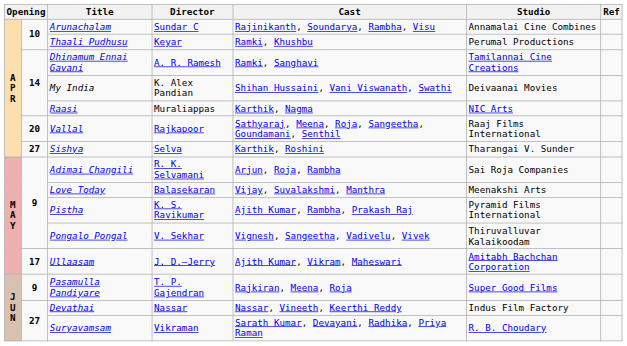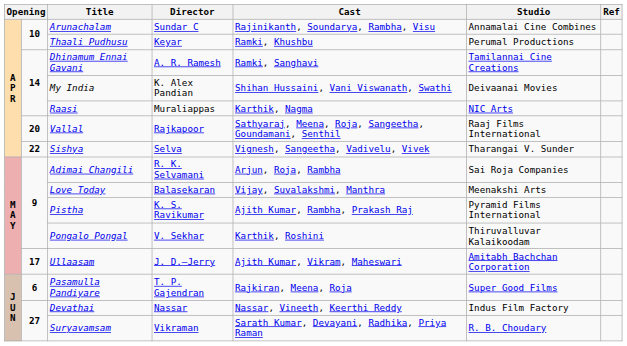(34, 149) 27 -> (34, 149) 22
(279, 149) Karthik, Roshini -> (332, 149) Vignesh, Sangeetha, Vadivelu, Vivek
(332, 236) Vignesh, Sangeetha, Vadivelu, Vivek -> (279, 236) Karthik, Roshini
(34, 287) 9 -> (34, 287) 6
